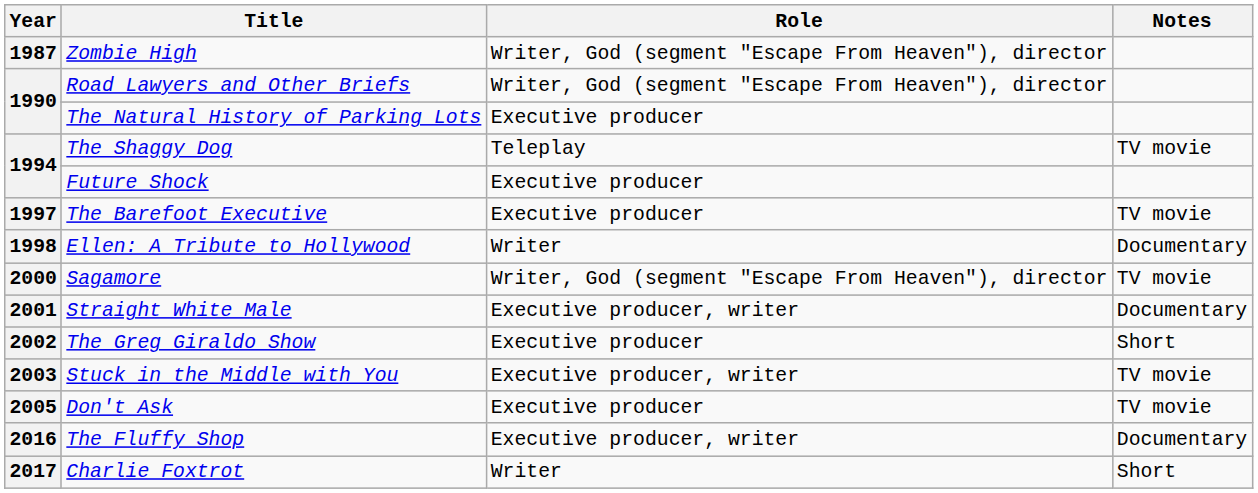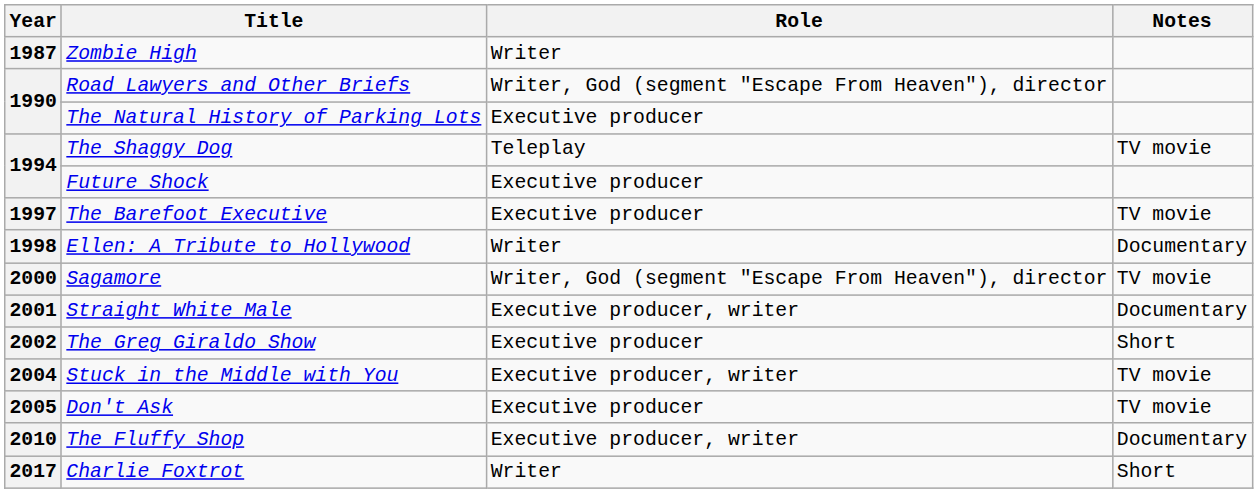(799, 53) Writer, God (segment "Escape From Heaven"), director -> (526, 53) Writer
(33, 375) 2003 -> (33, 375) 2004
(33, 440) 2016 -> (33, 440) 2010
